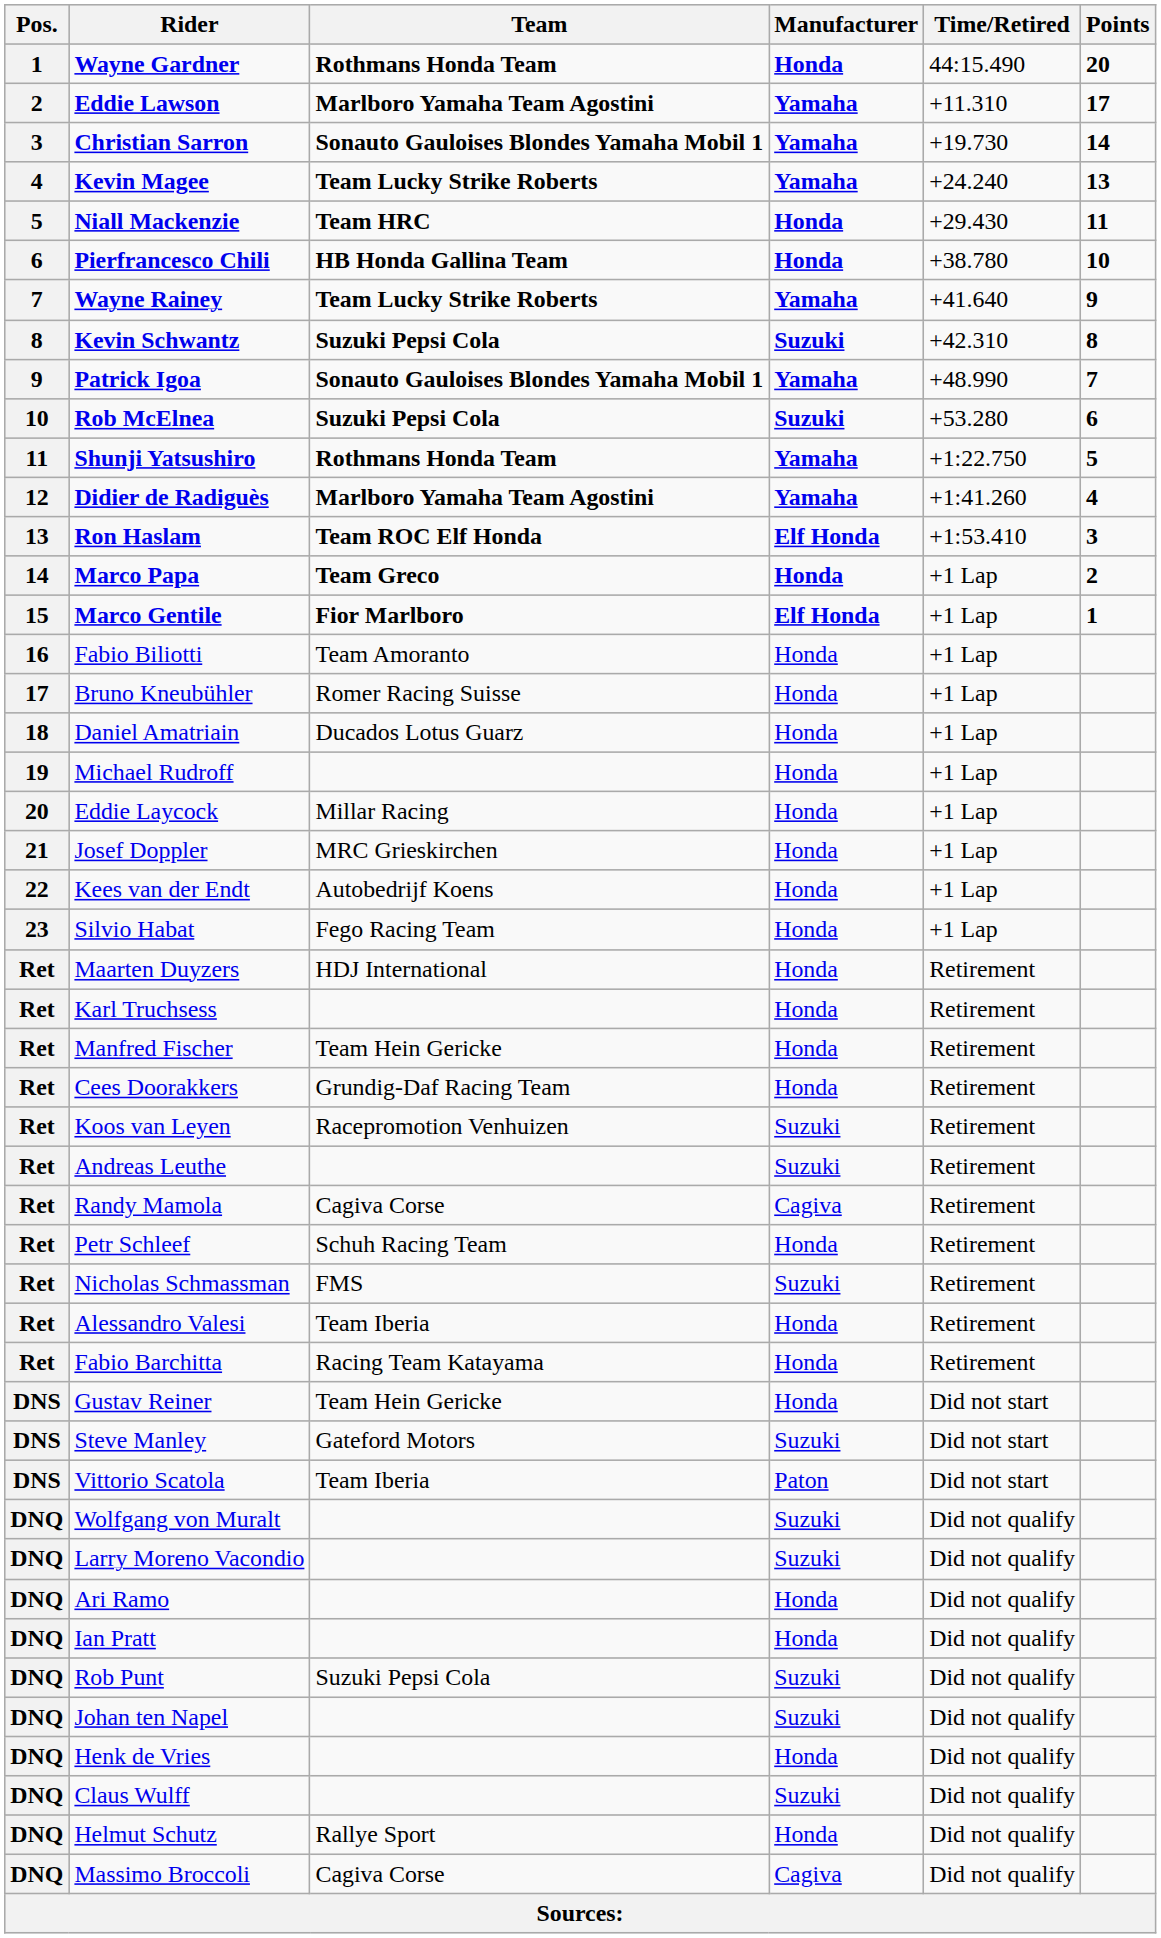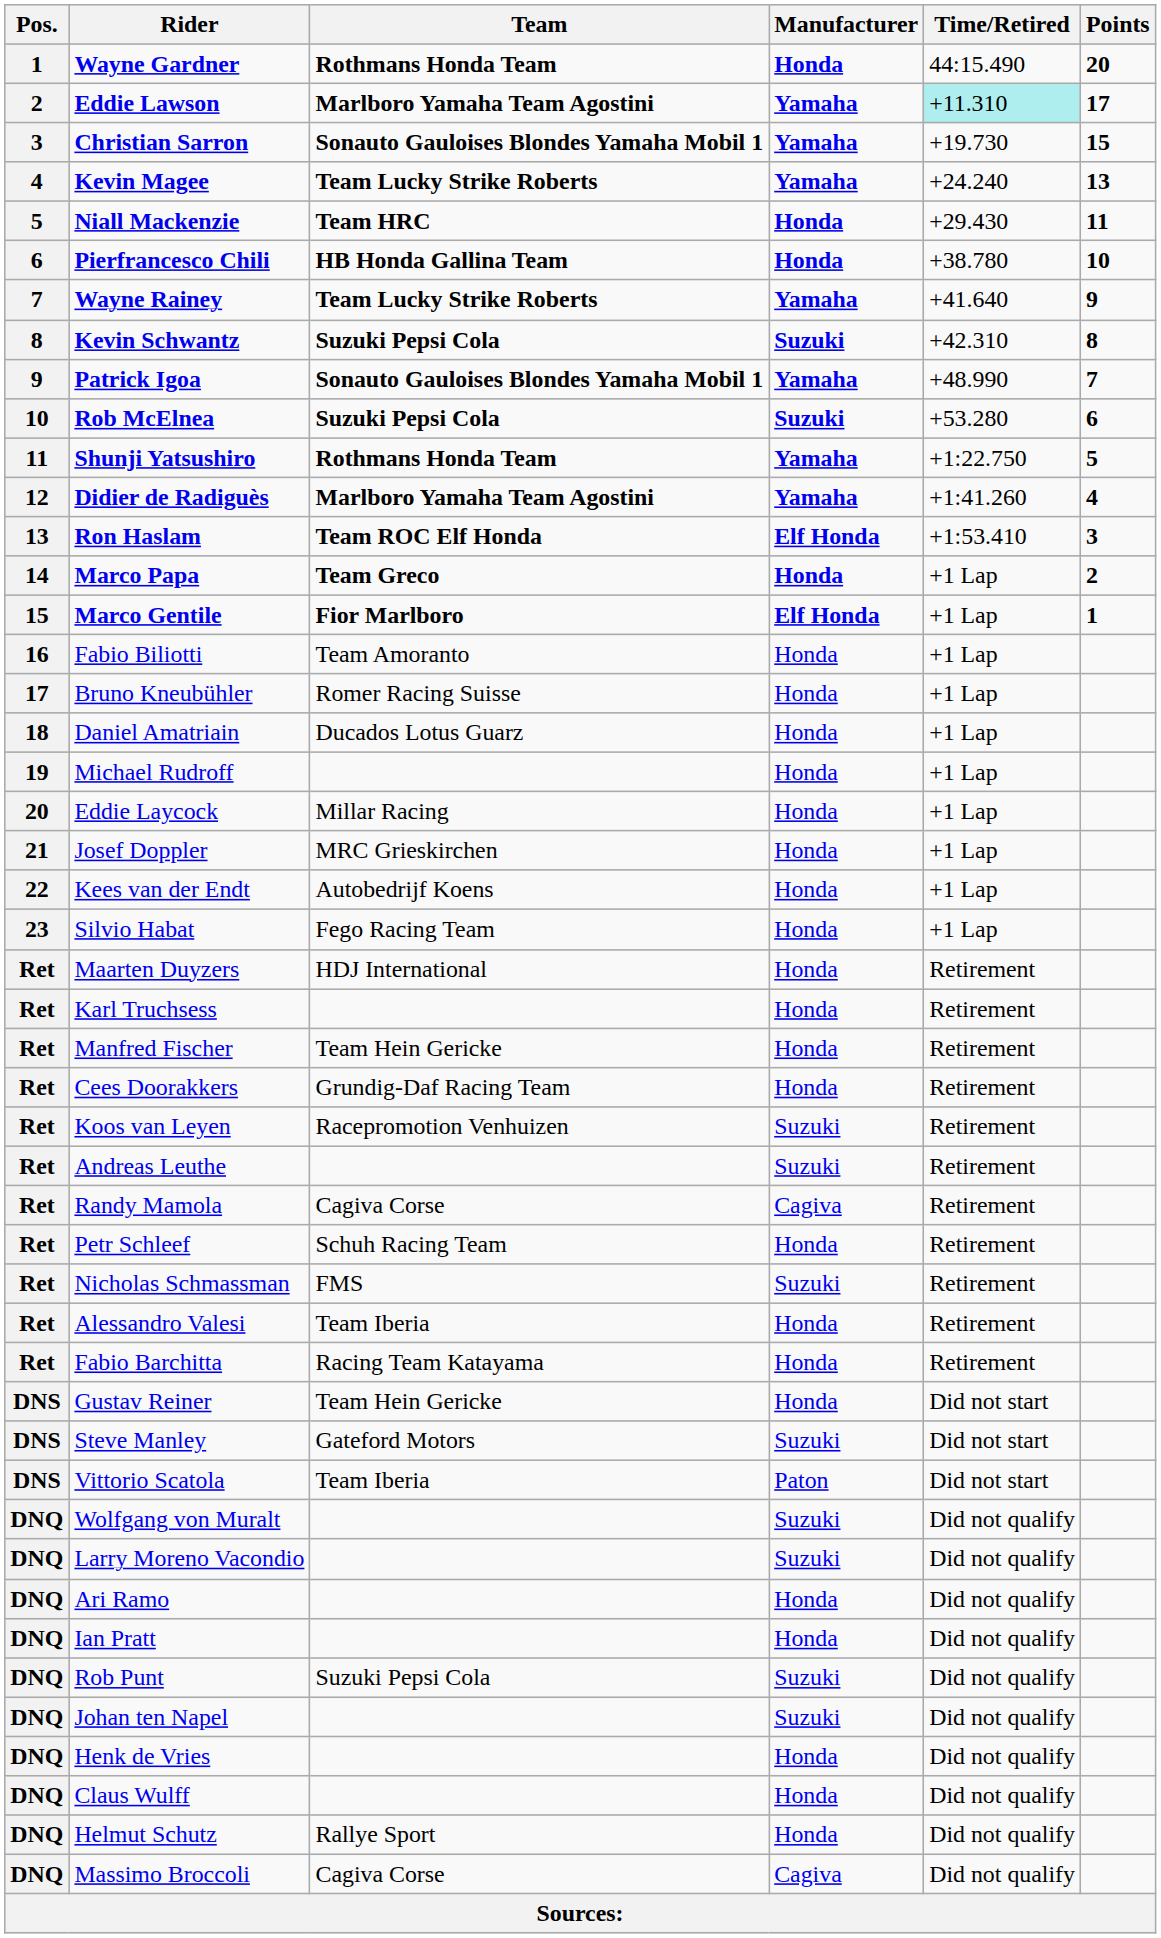(968, 103) no background -> (968, 103) paleturquoise background
(1098, 142) 14 -> (1098, 142) 15
(807, 1795) Suzuki -> (806, 1795) Honda
